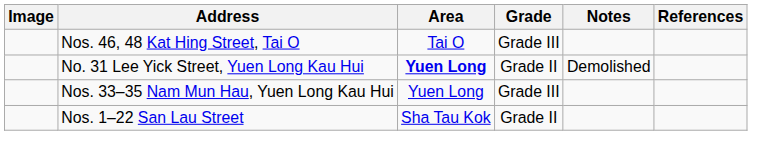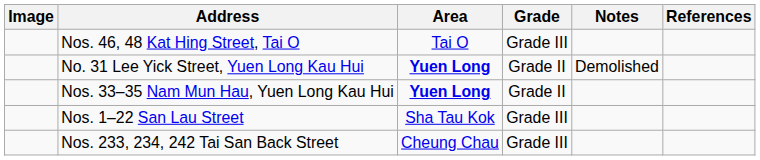(446, 92) normal -> (450, 92) bold
(529, 92) Grade III -> (537, 92) Grade II
(529, 117) Grade II -> (537, 117) Grade III
+ row: (200, 142)
